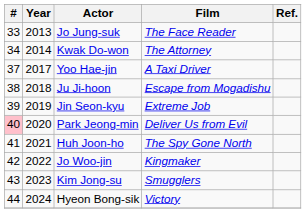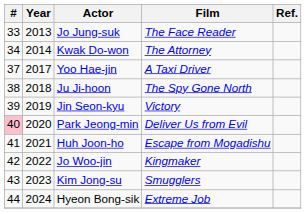(208, 87) Escape from Mogadishu -> (198, 87) The Spy Gone North
(177, 106) Extreme Job -> (162, 106) Victory
(198, 143) The Spy Gone North -> (208, 143) Escape from Mogadishu
(162, 198) Victory -> (177, 198) Extreme Job
